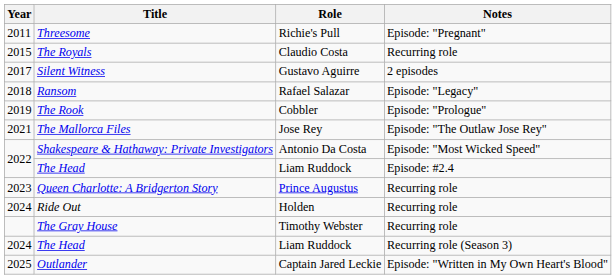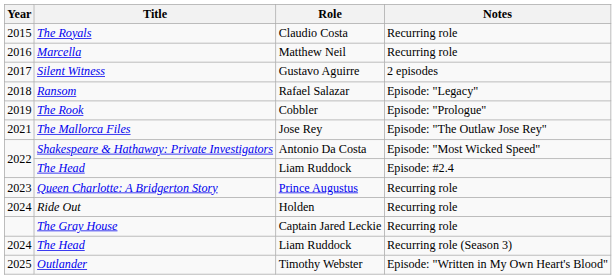- row: (19, 33)
+ row: (19, 52)
(321, 226) Timothy Webster -> (330, 226) Captain Jared Leckie
(330, 264) Captain Jared Leckie -> (321, 264) Timothy Webster
